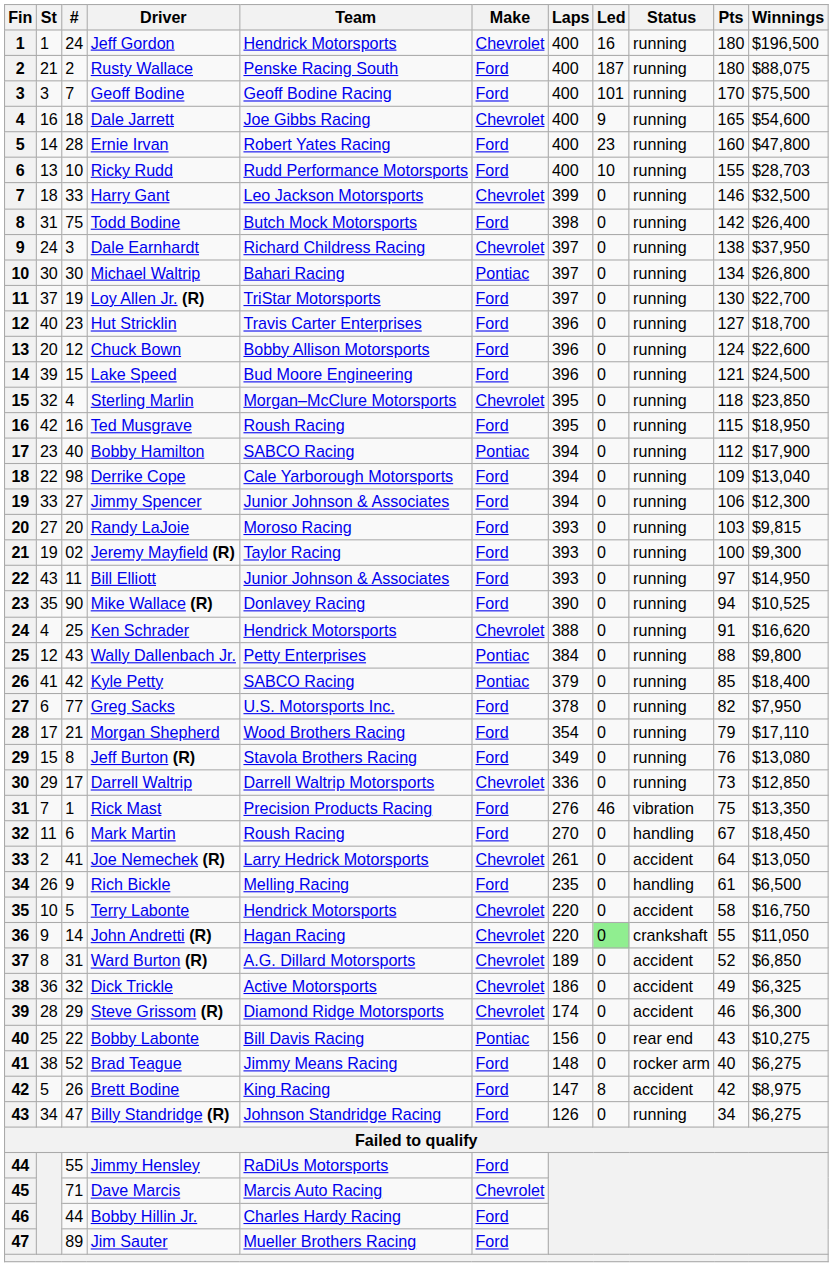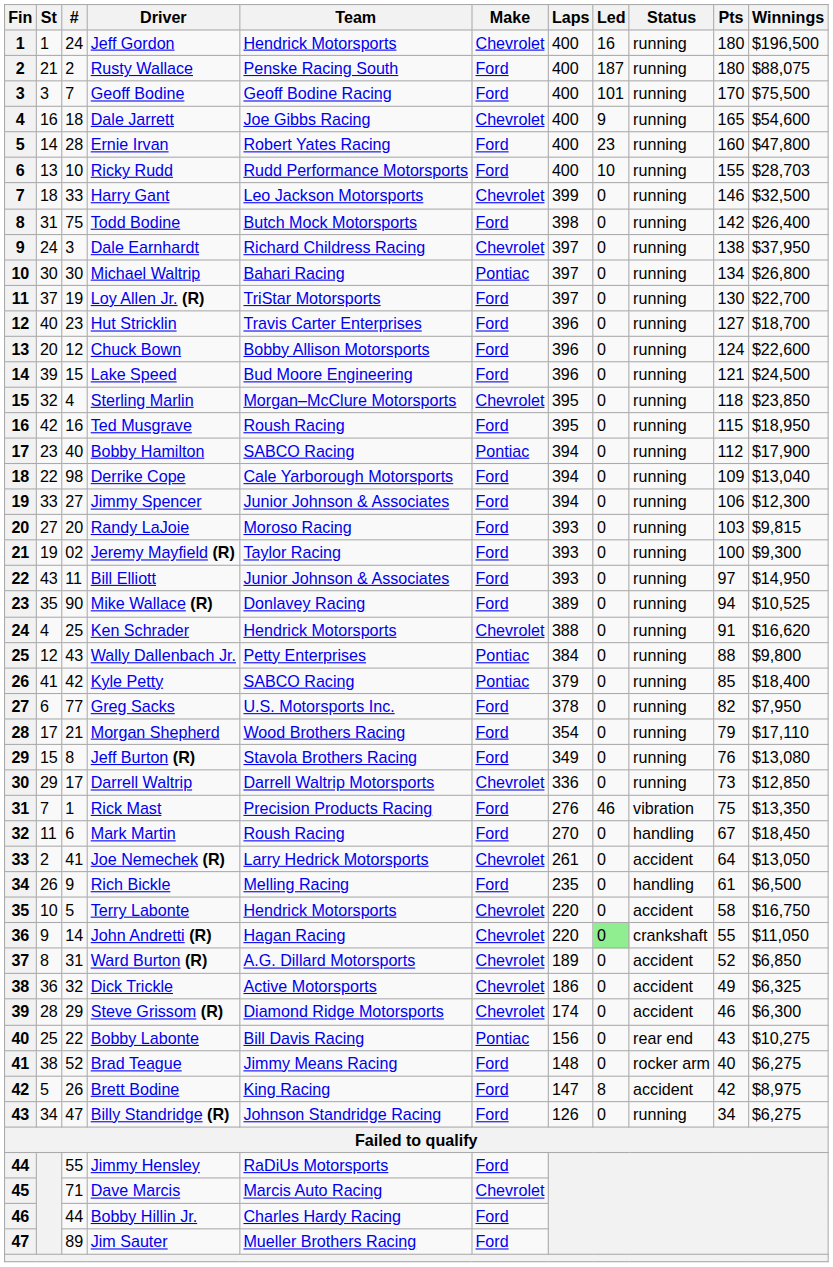(565, 604) 390 -> (565, 604) 389
